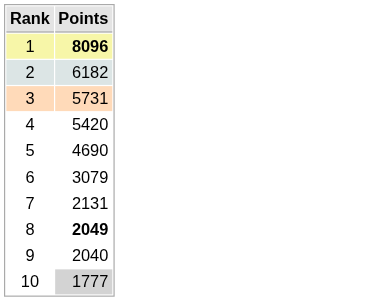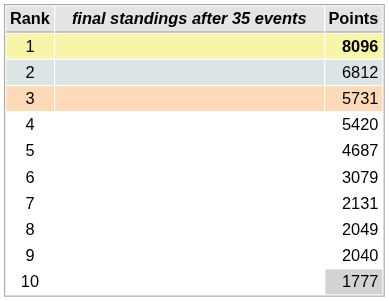+ column: (189, 19)
(90, 72) 6182 -> (360, 72) 6812
(90, 151) 4690 -> (360, 151) 4687
(90, 230) bold -> (360, 230) normal
